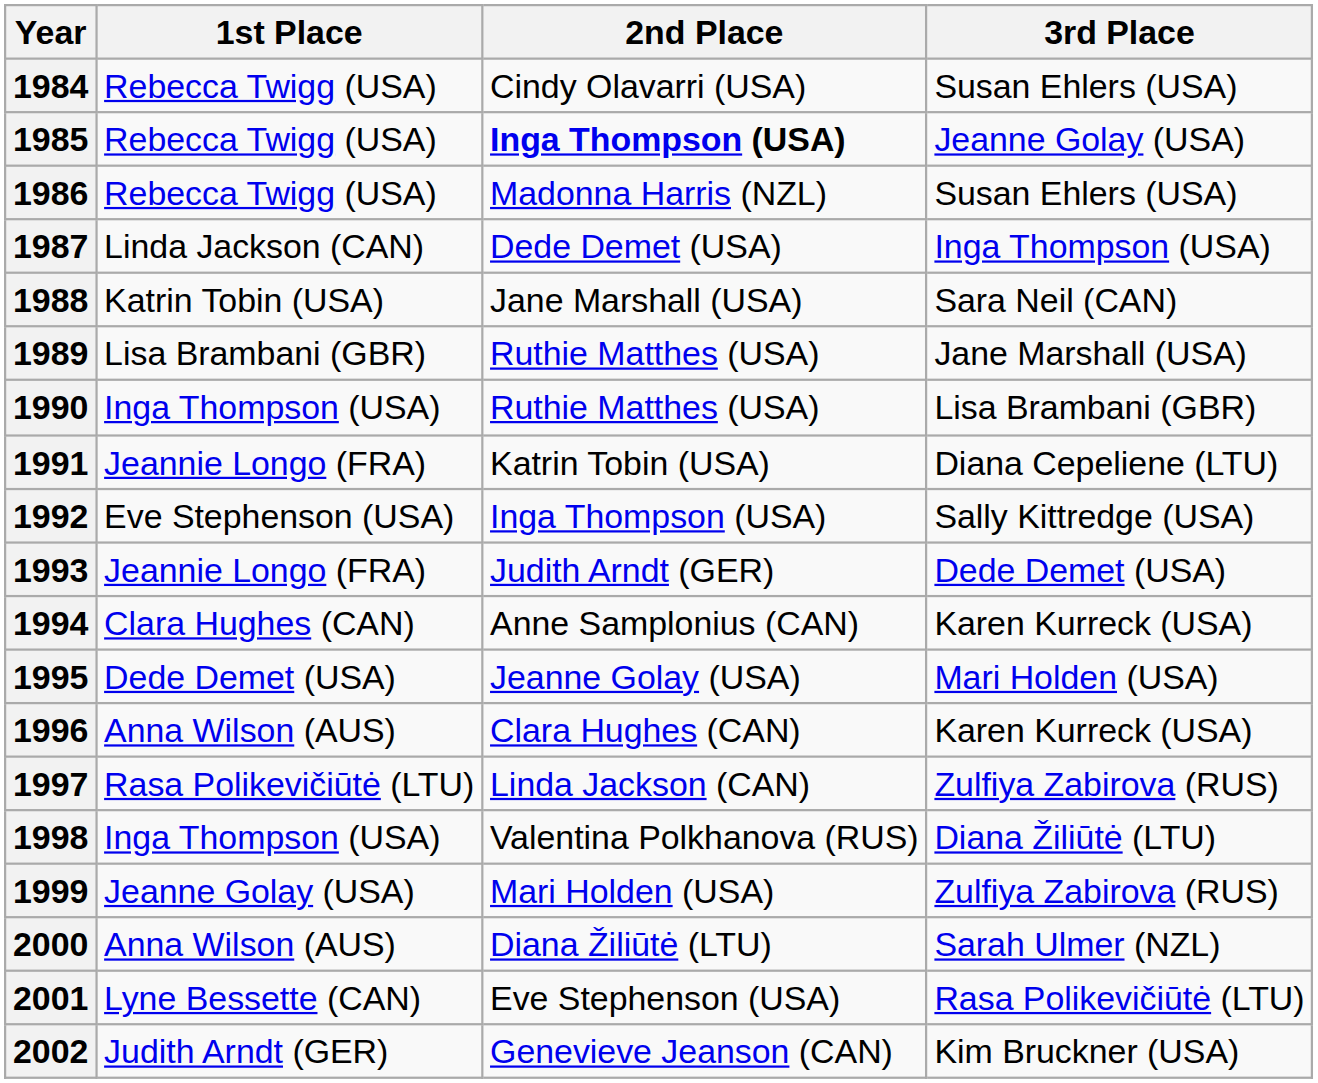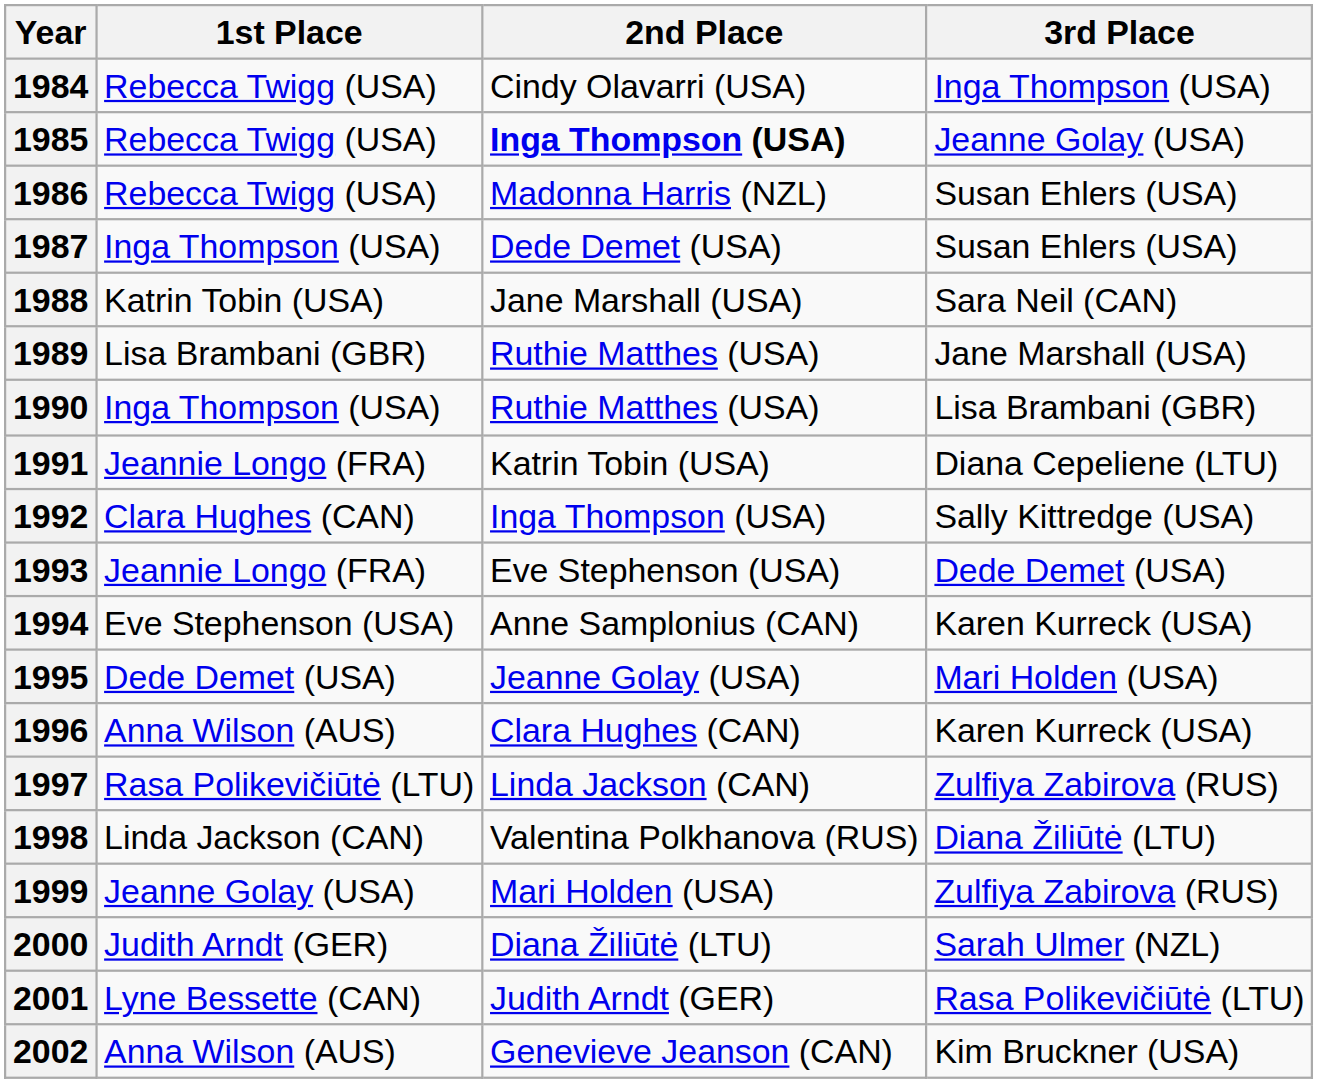(1086, 86) Susan Ehlers (USA) -> (1103, 86) Inga Thompson (USA)
(264, 247) Linda Jackson (CAN) -> (272, 247) Inga Thompson (USA)
(1103, 247) Inga Thompson (USA) -> (1086, 247) Susan Ehlers (USA)
(279, 515) Eve Stephenson (USA) -> (259, 515) Clara Hughes (CAN)
(632, 569) Judith Arndt (GER) -> (665, 569) Eve Stephenson (USA)
(259, 622) Clara Hughes (CAN) -> (279, 622) Eve Stephenson (USA)
(272, 837) Inga Thompson (USA) -> (264, 837) Linda Jackson (CAN)
(250, 944) Anna Wilson (AUS) -> (246, 944) Judith Arndt (GER)
(665, 998) Eve Stephenson (USA) -> (632, 998) Judith Arndt (GER)
(246, 1052) Judith Arndt (GER) -> (250, 1052) Anna Wilson (AUS)
